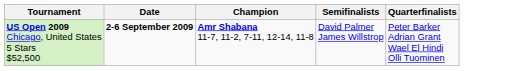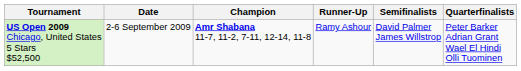+ column: (343, 12)
(150, 27) bold -> (148, 27) normal
